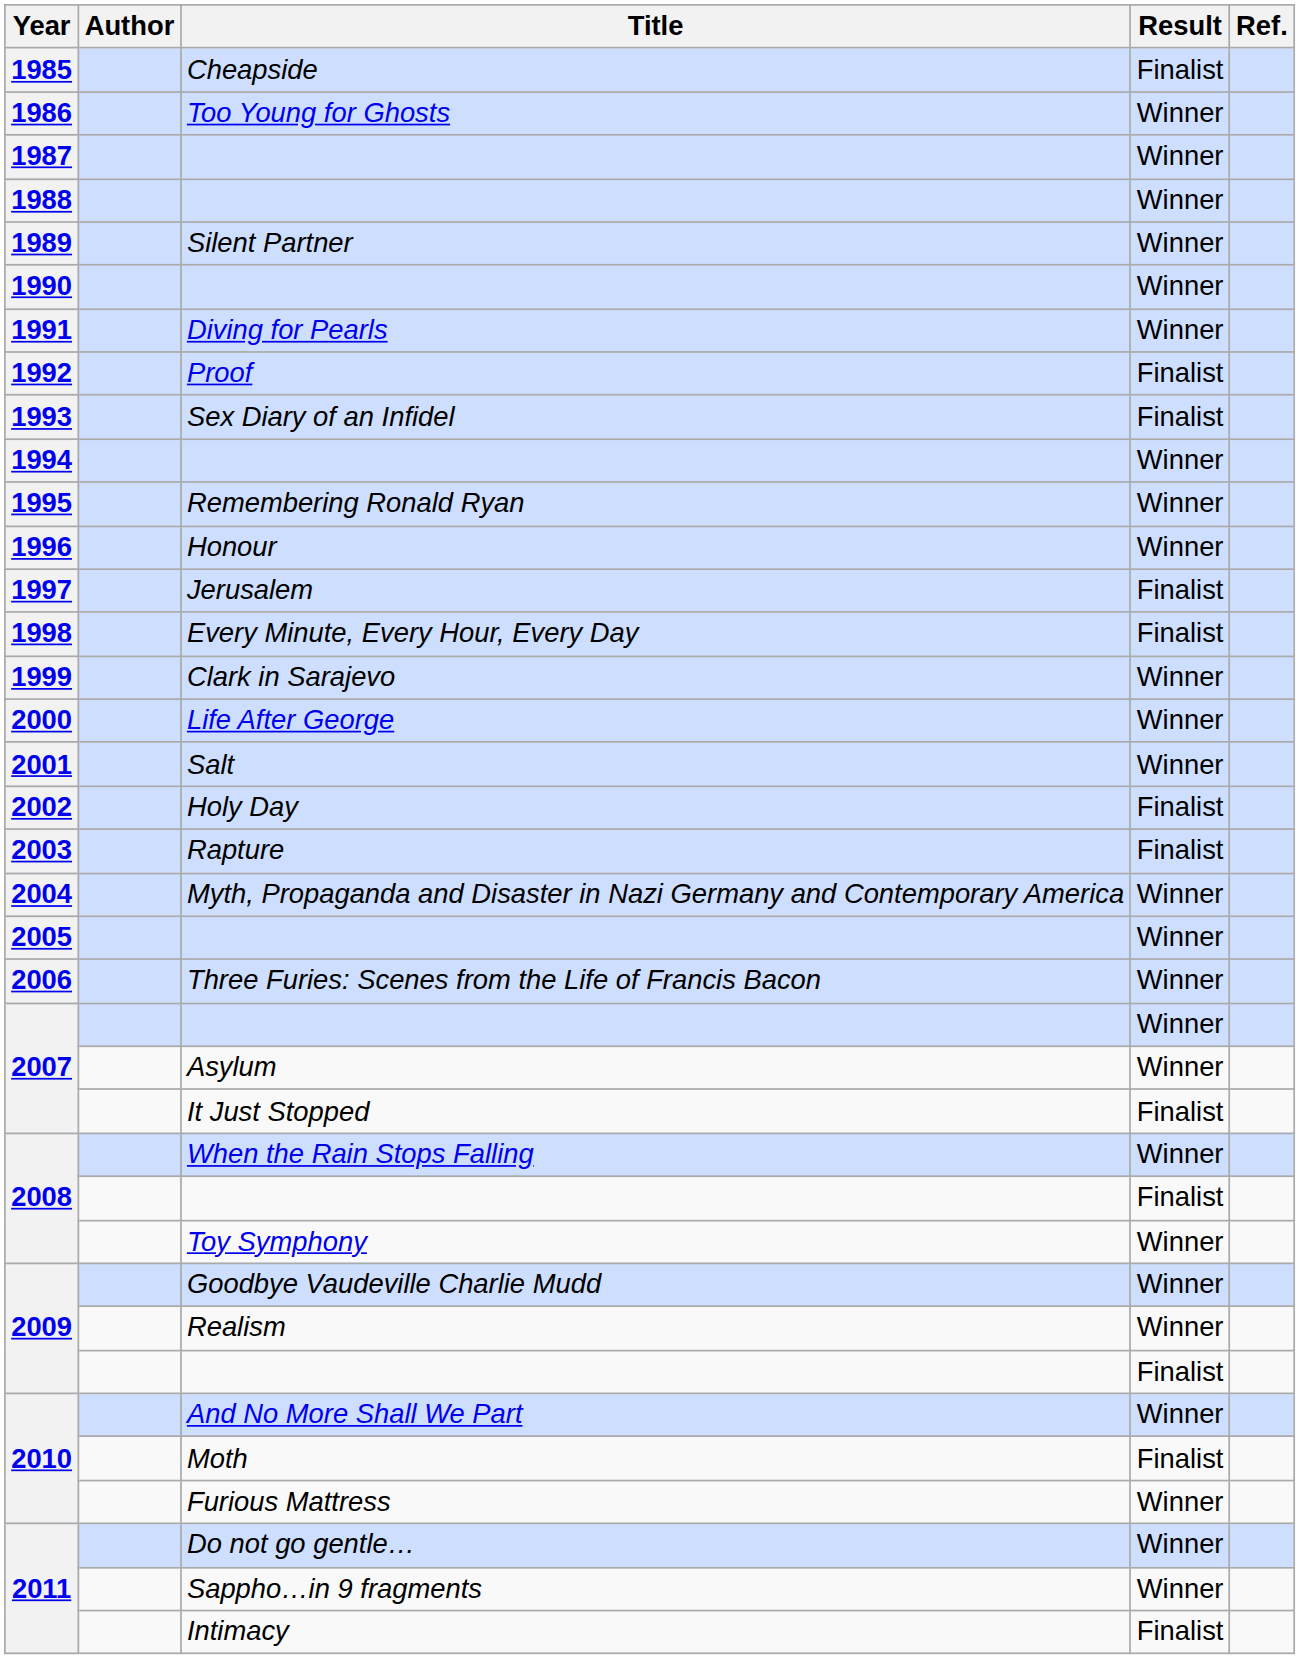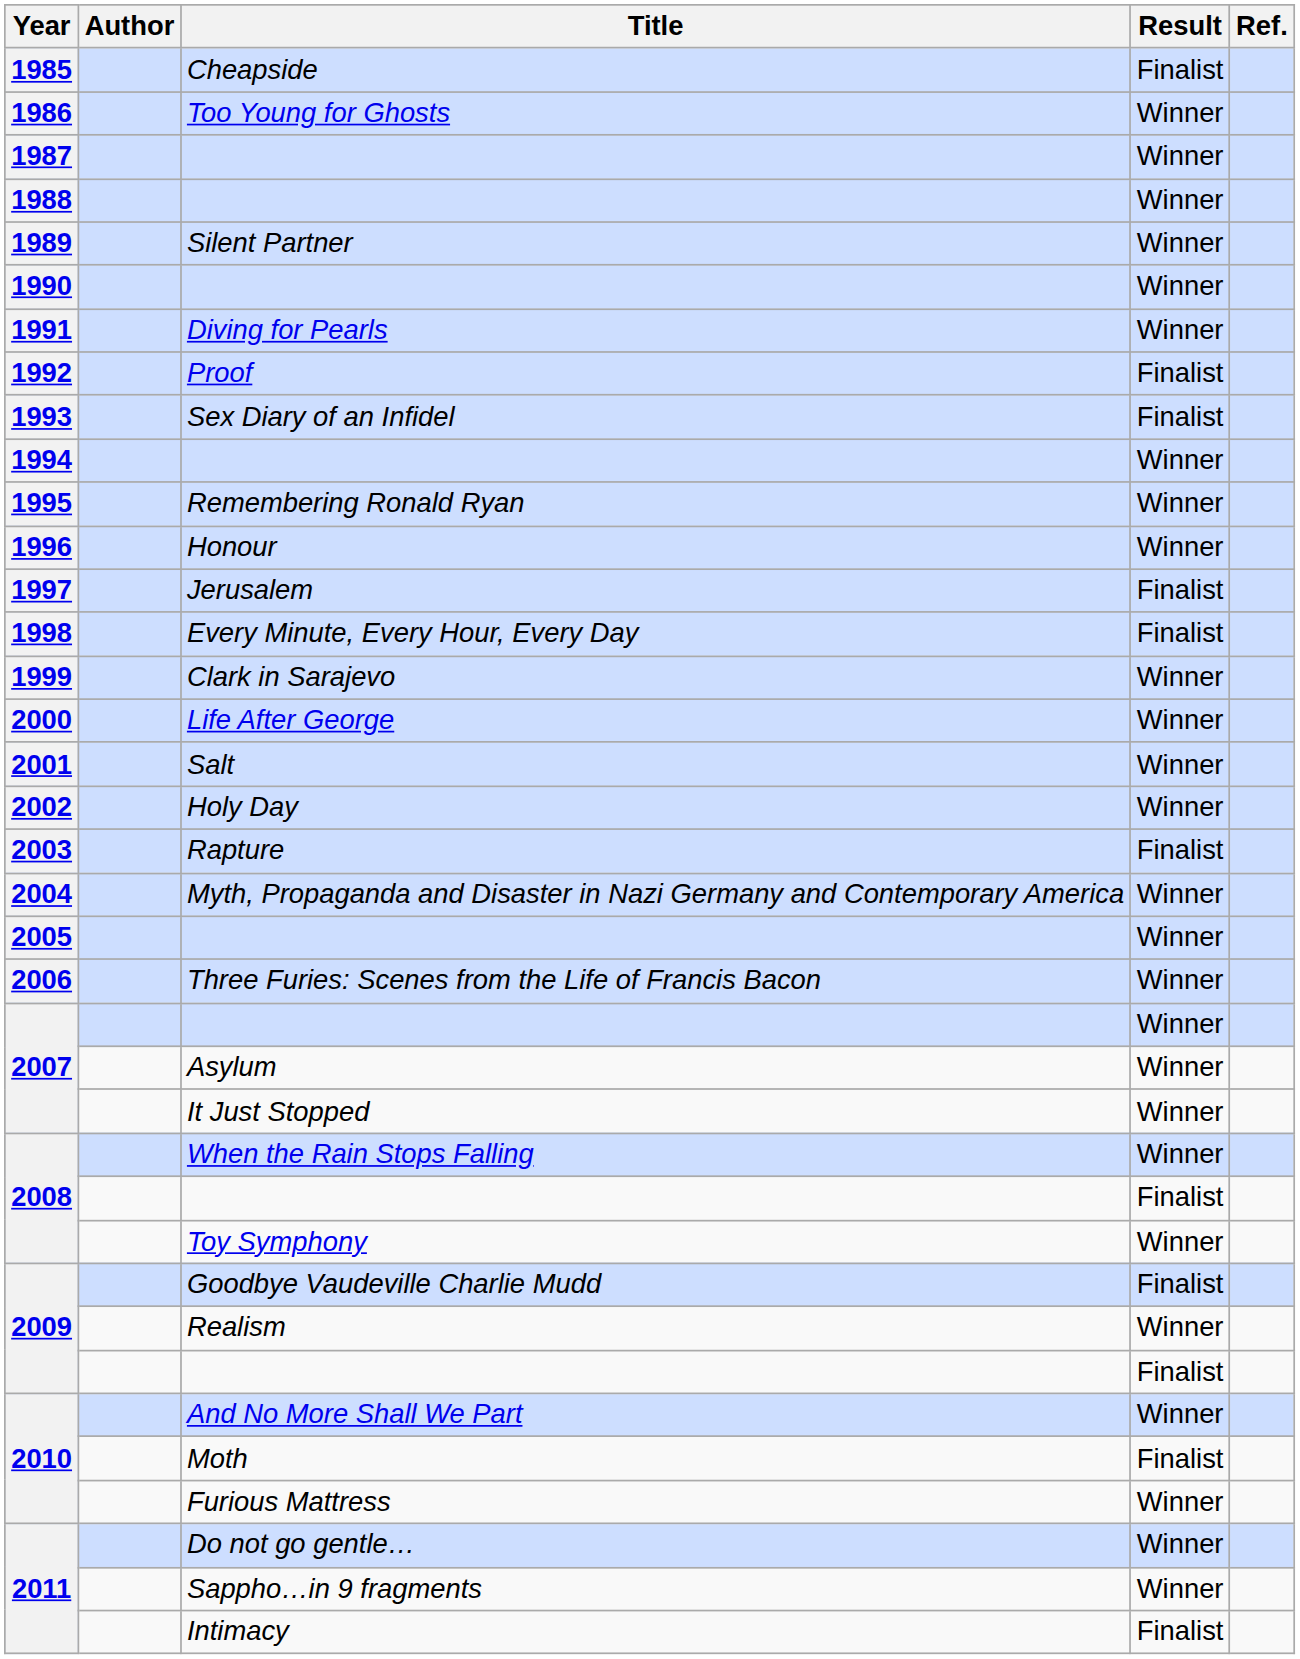(1180, 807) Finalist -> (1180, 807) Winner
(1180, 1110) Finalist -> (1180, 1110) Winner
(1180, 1284) Winner -> (1180, 1284) Finalist
